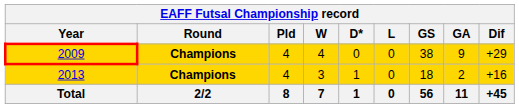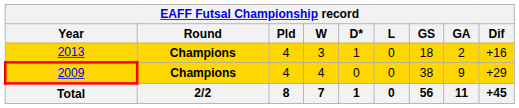rows swapped: (71, 54) <-> (71, 75)
